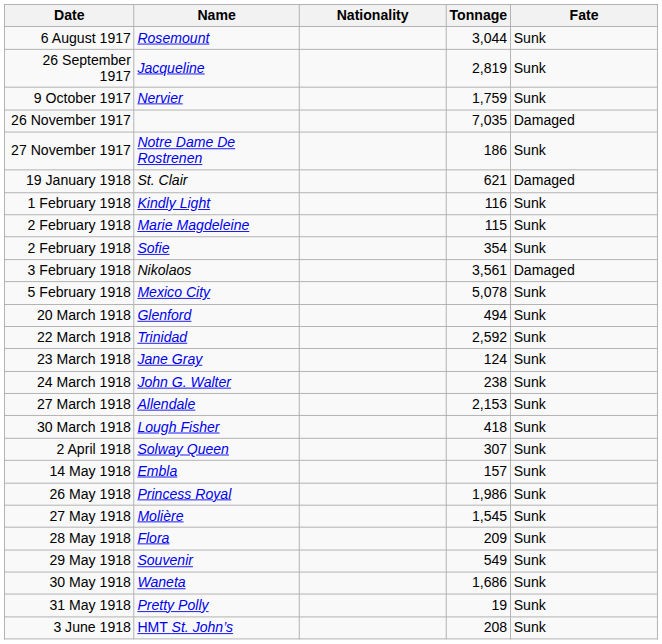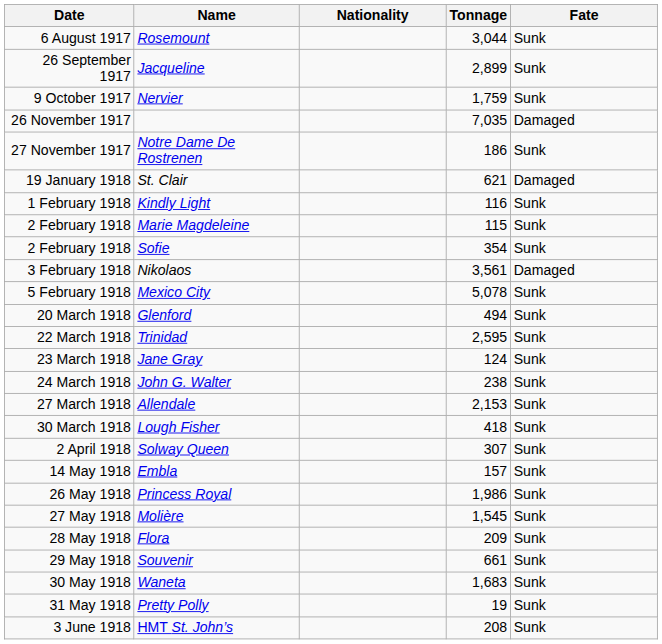(490, 68) 2,819 -> (490, 68) 2,899
(490, 337) 2,592 -> (490, 337) 2,595
(495, 560) 549 -> (495, 560) 661
(490, 583) 1,686 -> (490, 583) 1,683
